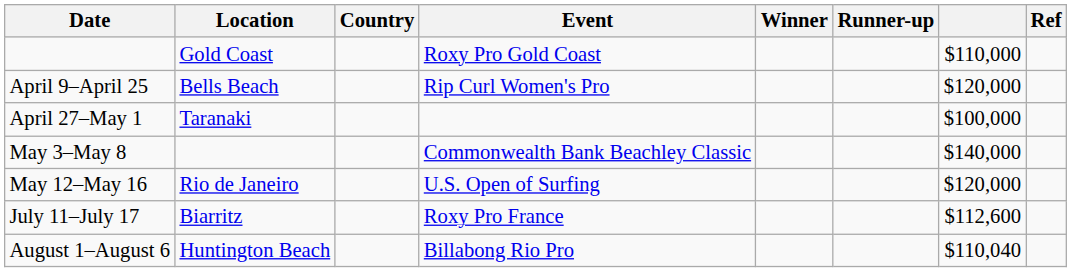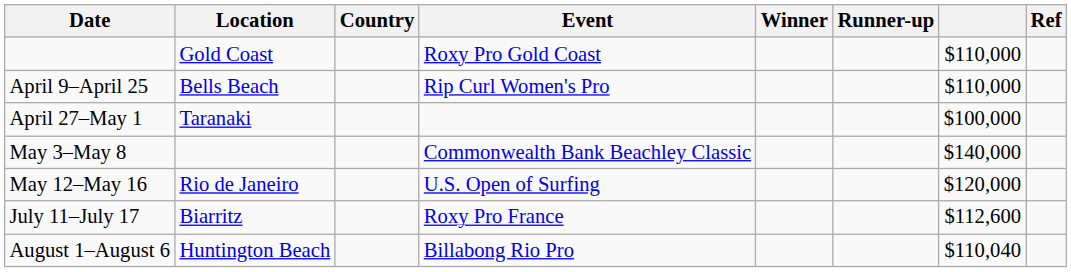(982, 86) $120,000 -> (983, 86) $110,000
